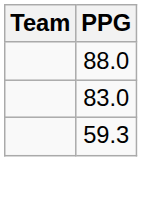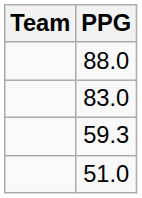+ row: (106, 173)
